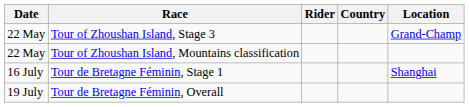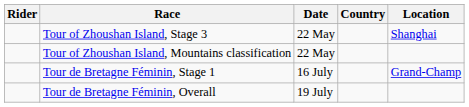columns swapped: (26, 14) <-> (320, 14)
(426, 33) Grand-Champ -> (414, 33) Shanghai
(414, 72) Shanghai -> (426, 72) Grand-Champ
